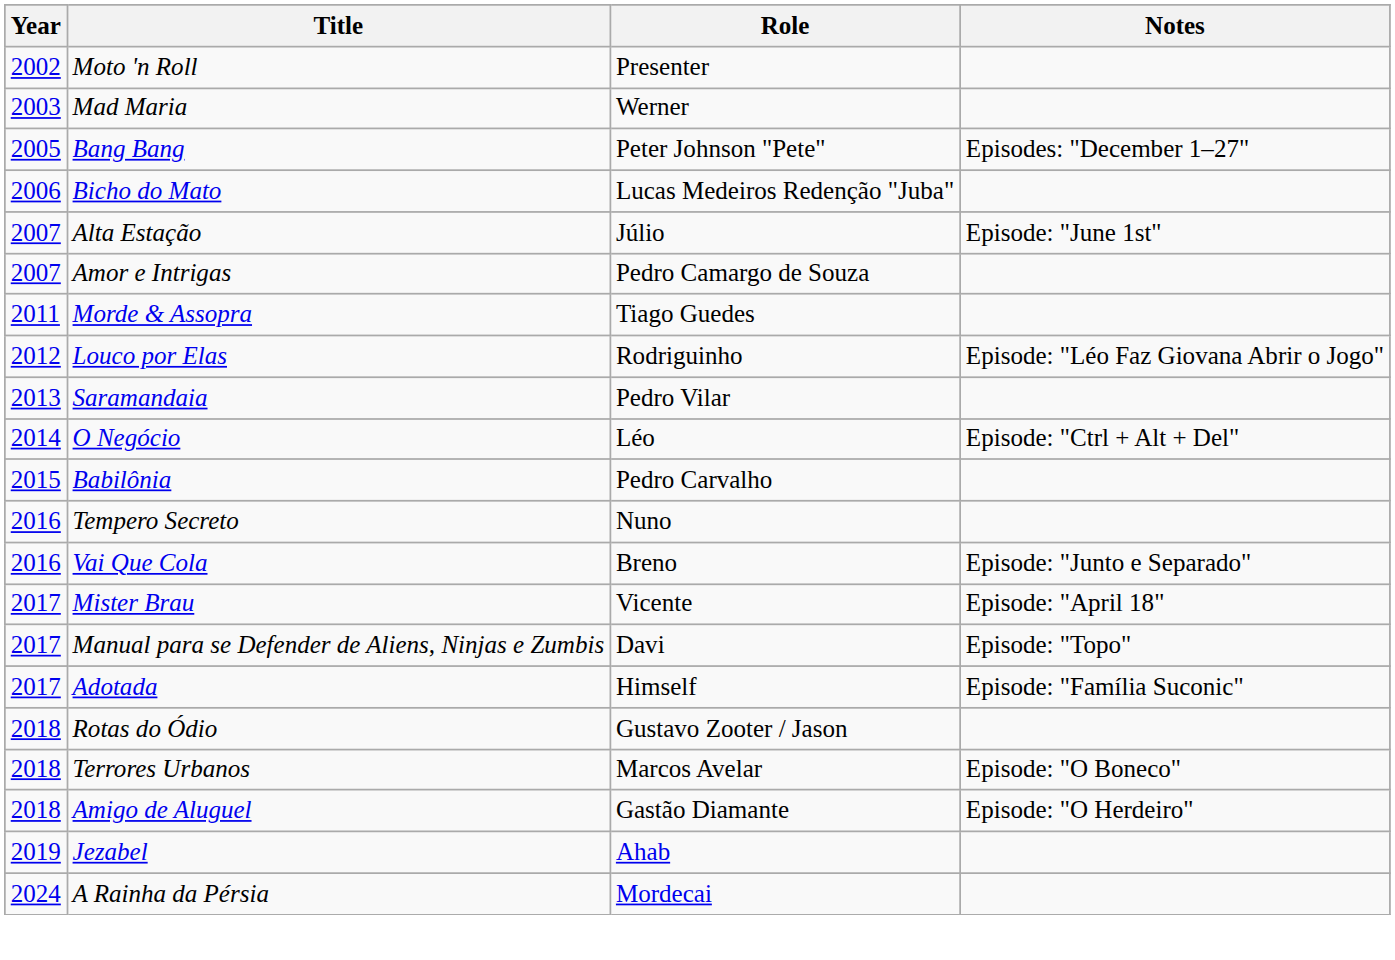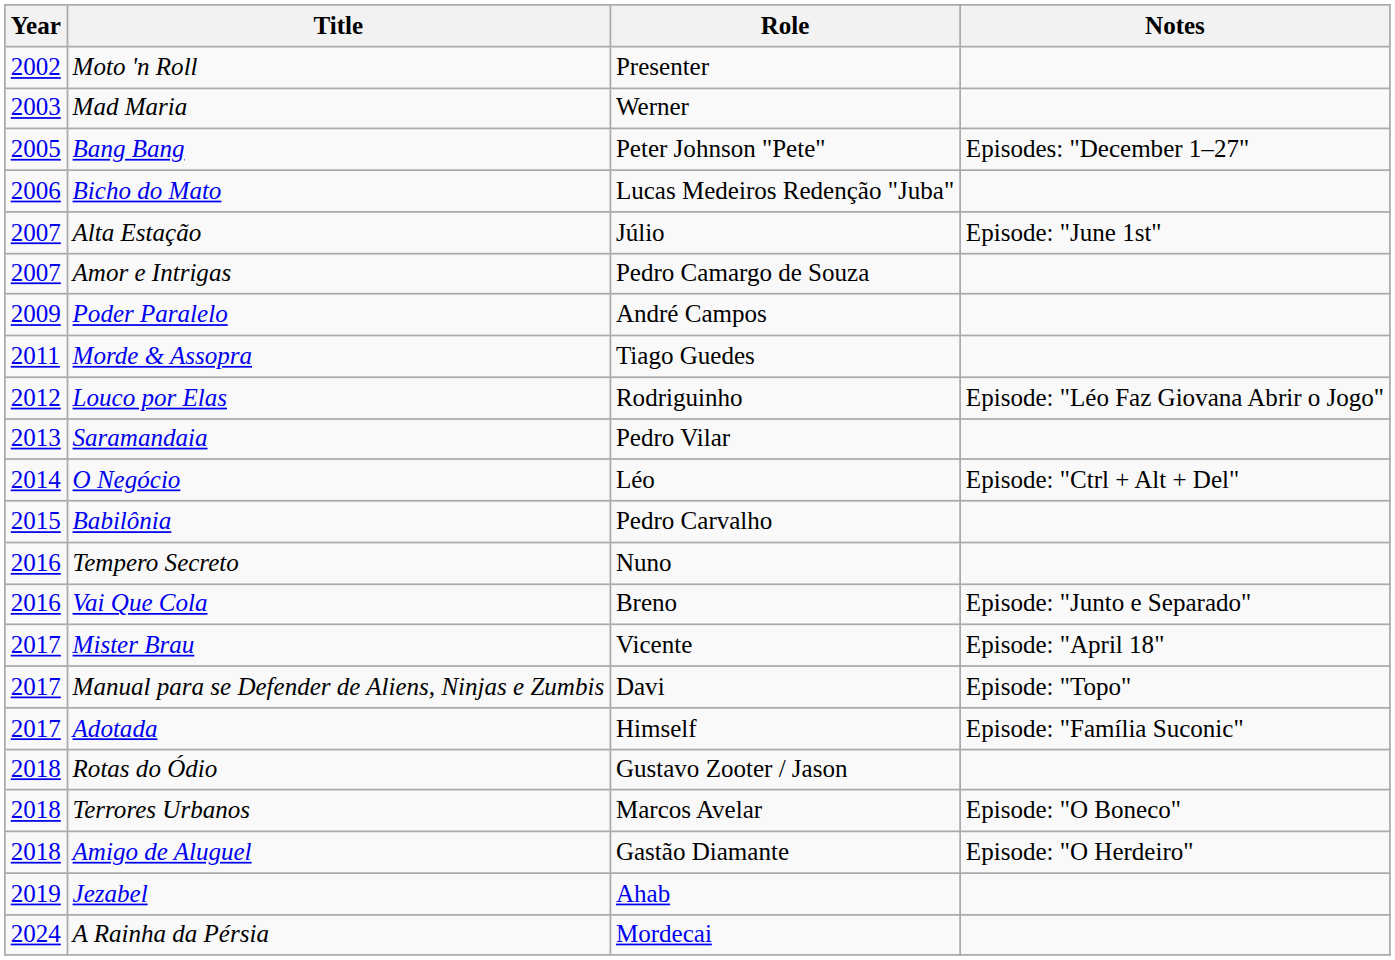+ row: (150, 314)
